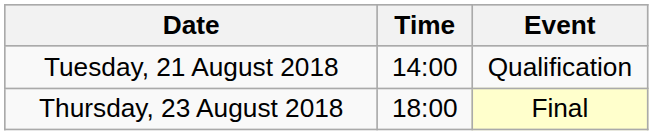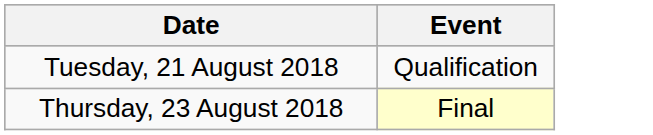- column: (425, 25)
